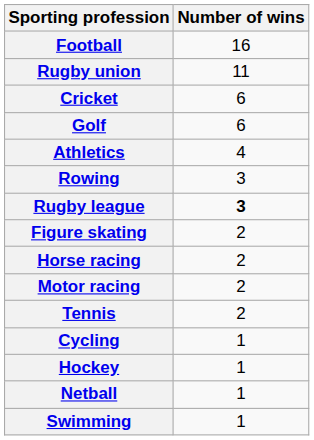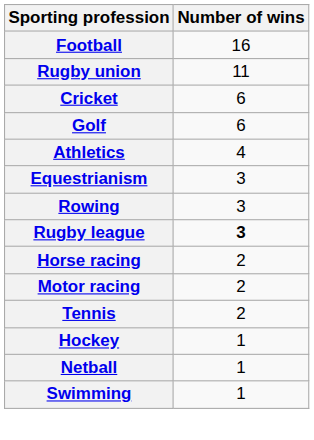+ row: (89, 179)
- row: (89, 233)
- row: (89, 340)
